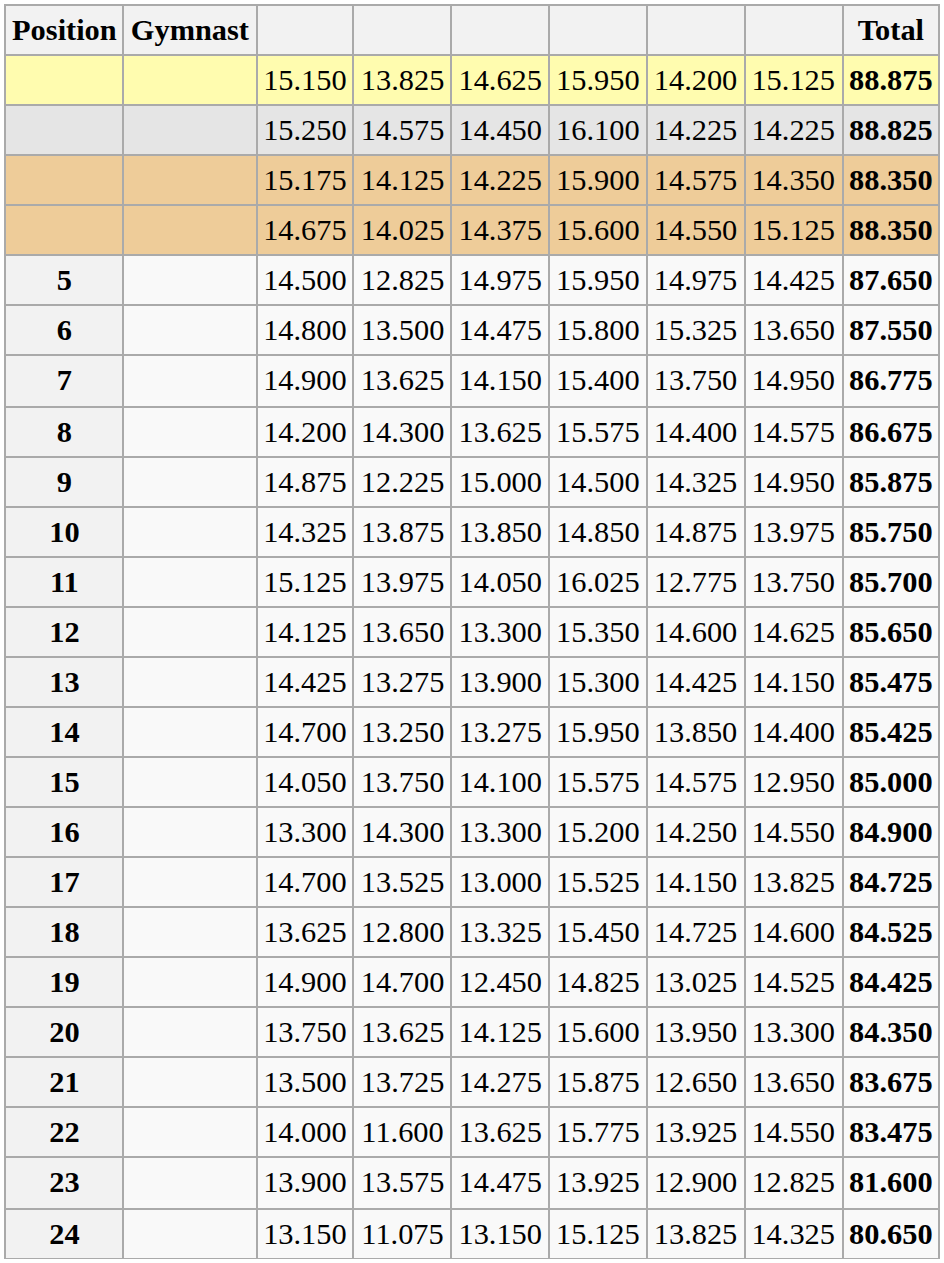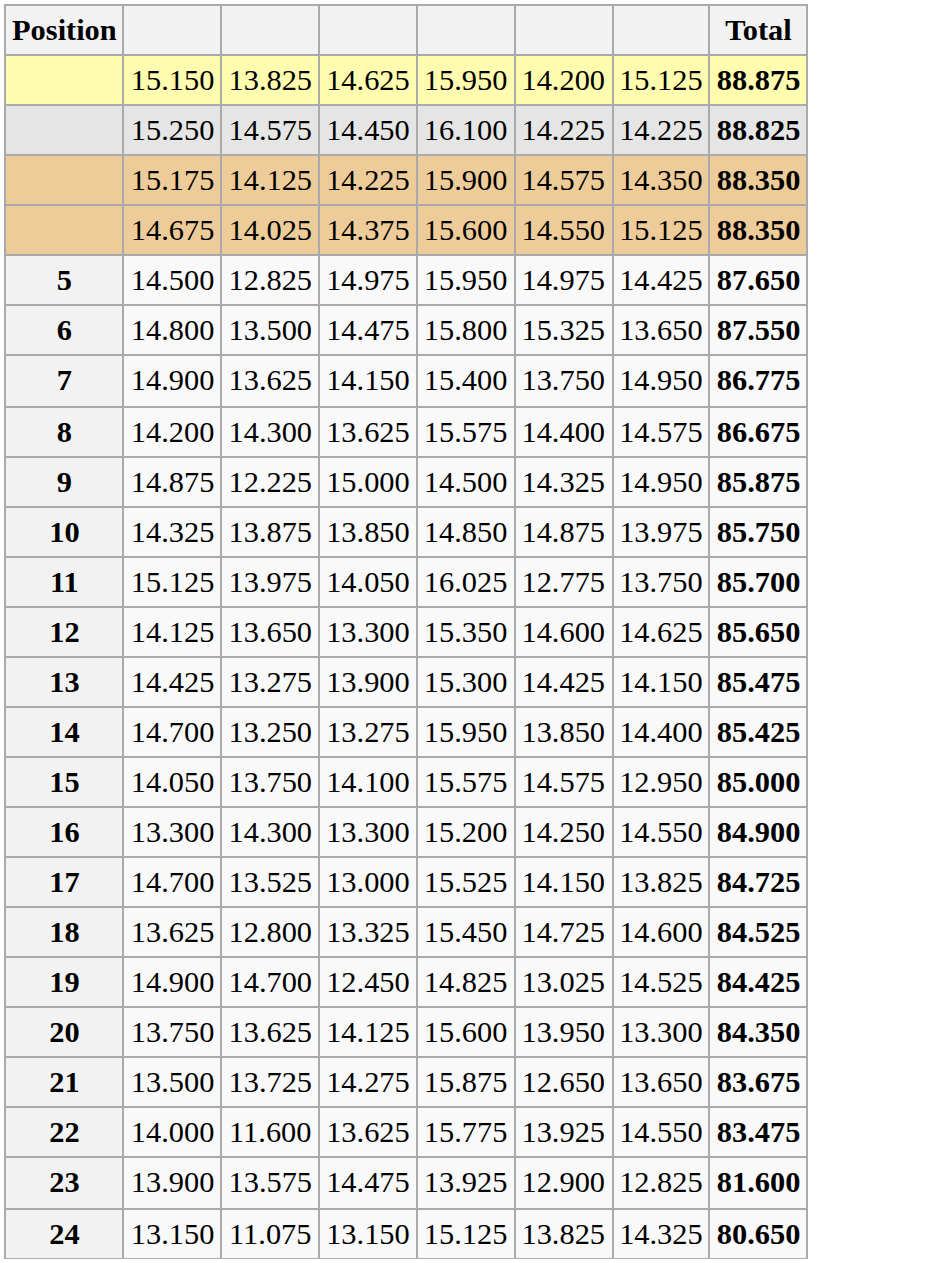- column: (190, 29)
